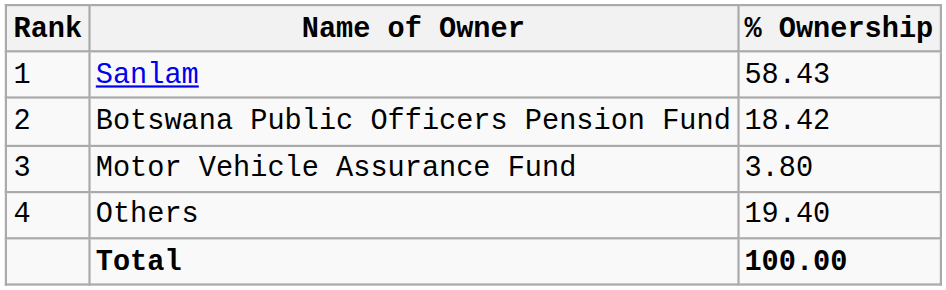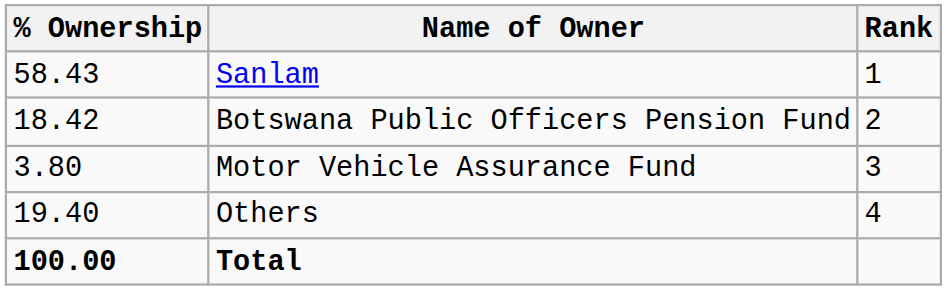columns swapped: (48, 28) <-> (839, 28)
